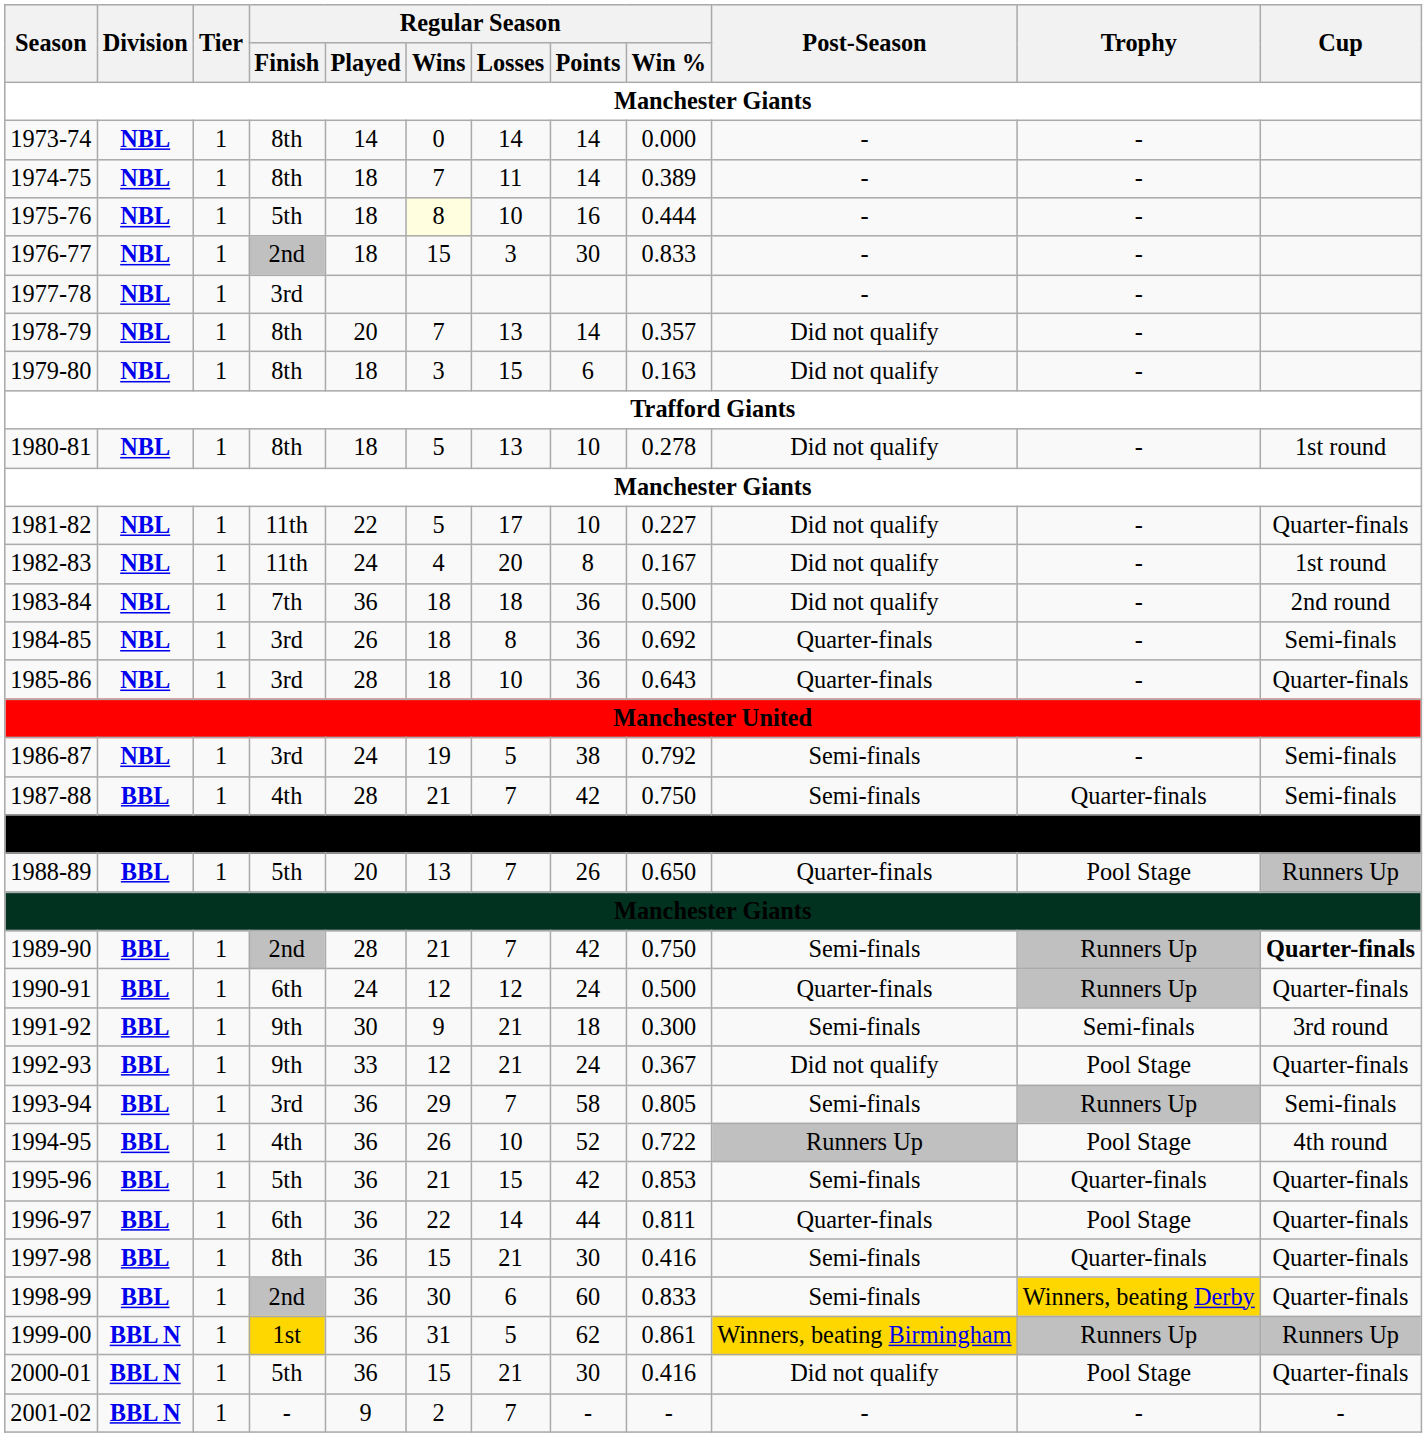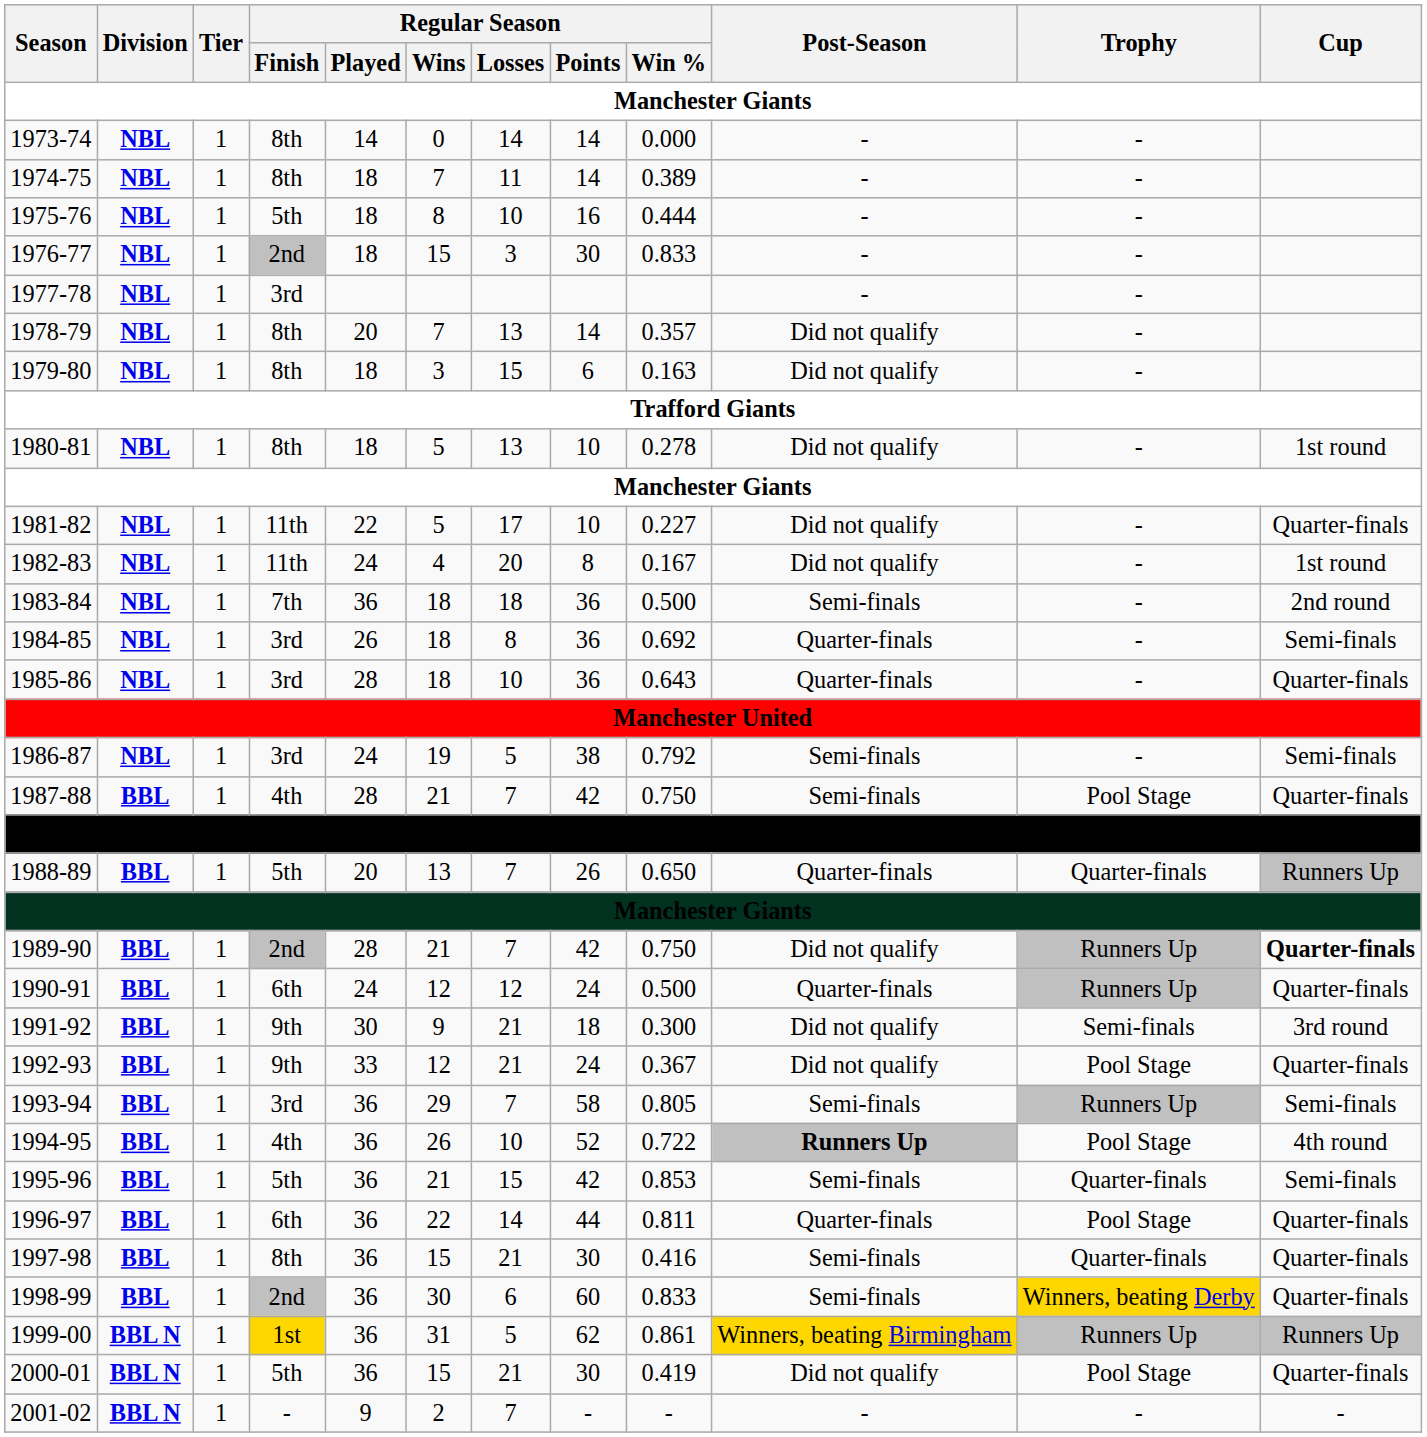(439, 216) lightyellow background -> (439, 216) no background
(864, 602) Did not qualify -> (864, 602) Semi-finals
(1139, 795) Quarter-finals -> (1139, 795) Pool Stage
(1340, 795) Semi-finals -> (1340, 795) Quarter-finals
(1139, 872) Pool Stage -> (1139, 872) Quarter-finals
(864, 949) Semi-finals -> (864, 949) Did not qualify
(864, 1026) Semi-finals -> (864, 1026) Did not qualify
(864, 1142) normal -> (864, 1142) bold
(1340, 1180) Quarter-finals -> (1340, 1180) Semi-finals
(669, 1373) 0.416 -> (669, 1373) 0.419
